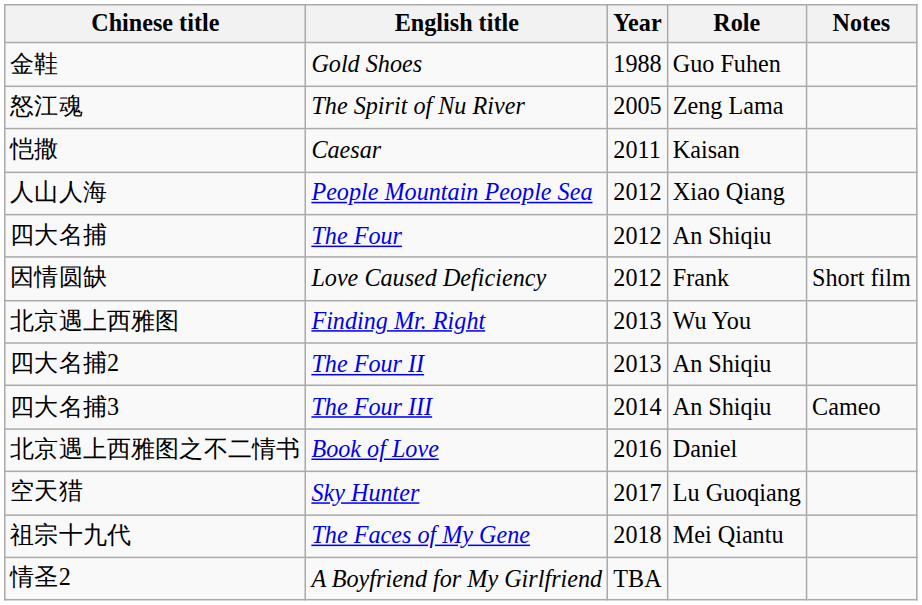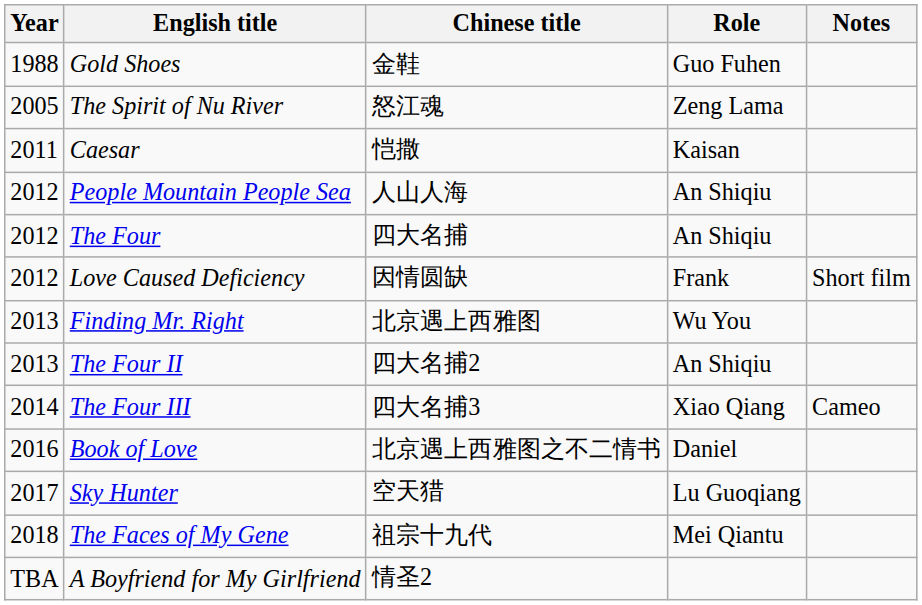columns swapped: (637, 23) <-> (155, 23)
(729, 192) Xiao Qiang -> (722, 192) An Shiqiu
(722, 407) An Shiqiu -> (729, 407) Xiao Qiang
